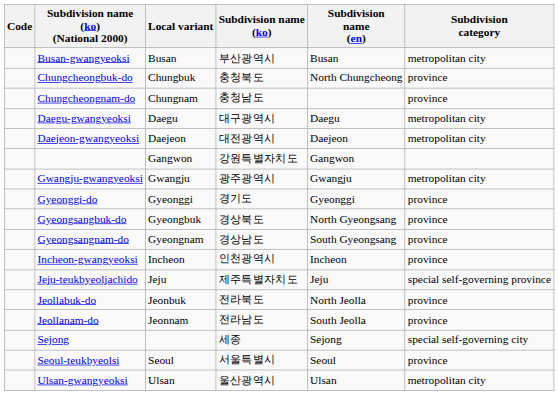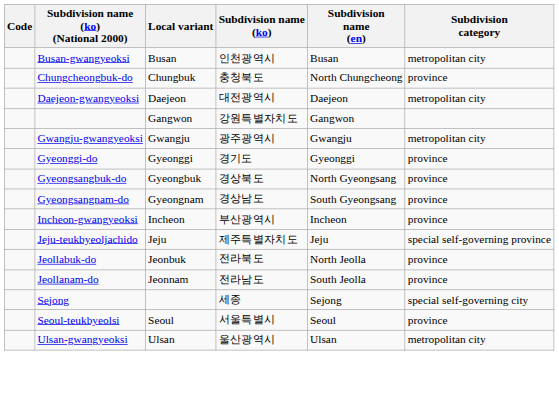(247, 57) 부산광역시 -> (247, 57) 인천광역시
- row: (86, 98)
- row: (84, 118)
(247, 259) 인천광역시 -> (247, 218) 부산광역시
